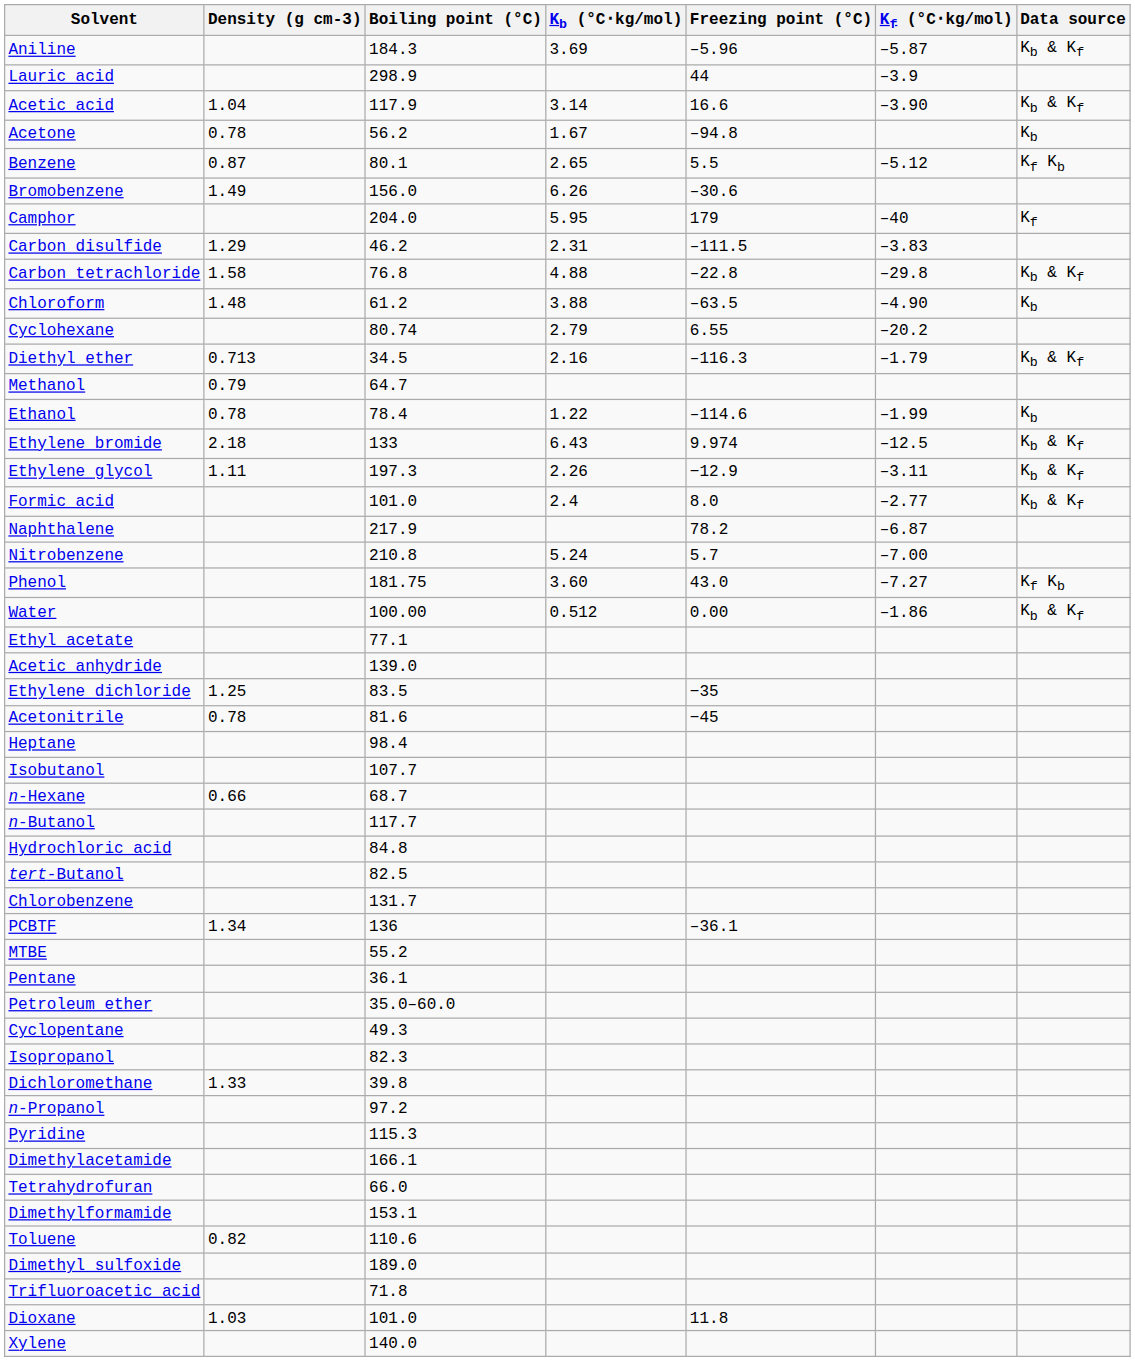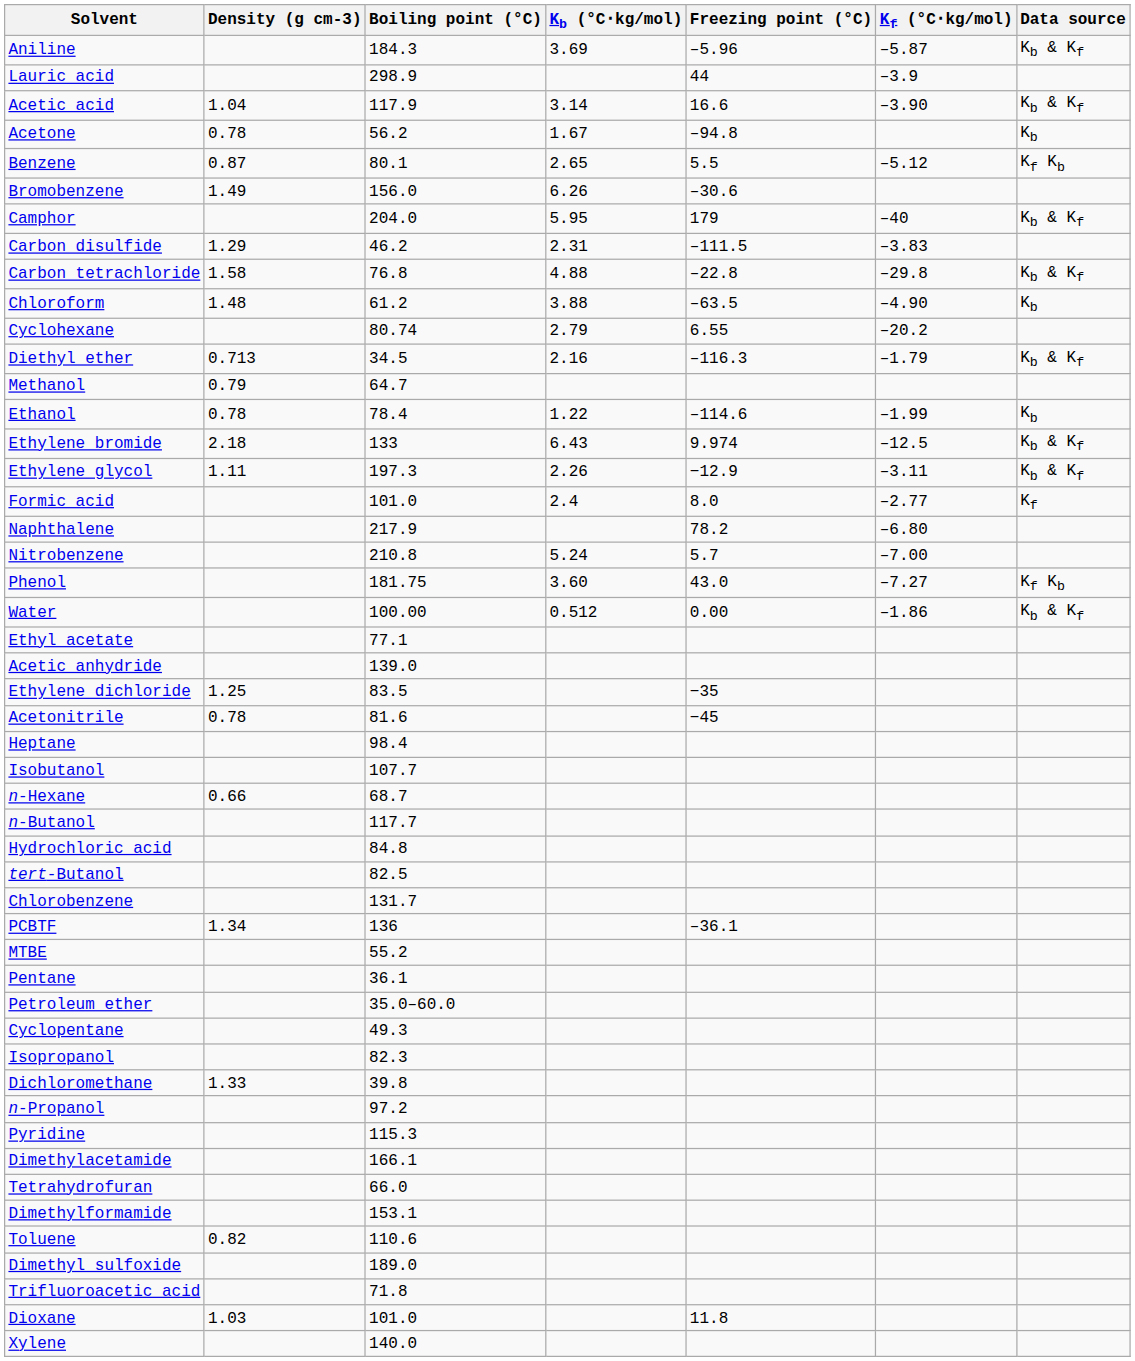(1029, 219) Kf -> (1052, 219) Kb & Kf
(1052, 502) Kb & Kf -> (1029, 502) Kf
(904, 529) –6.87 -> (904, 529) –6.80
